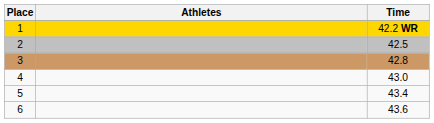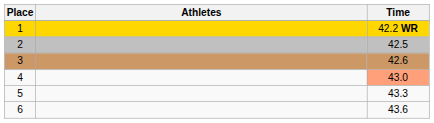(398, 61) 42.8 -> (398, 61) 42.6
(398, 77) no background -> (398, 77) lightsalmon background
(398, 93) 43.4 -> (398, 93) 43.3
